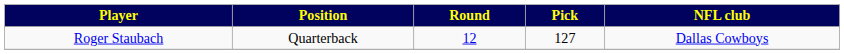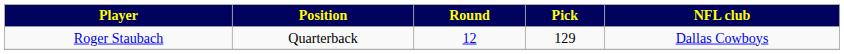(565, 37) 127 -> (565, 37) 129
